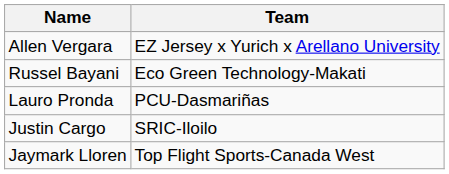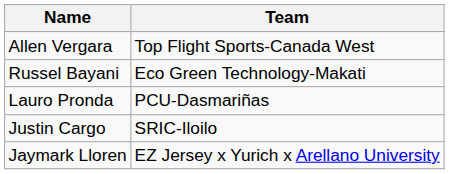(287, 45) EZ Jersey x Yurich x Arellano University -> (255, 45) Top Flight Sports-Canada West
(255, 155) Top Flight Sports-Canada West -> (287, 155) EZ Jersey x Yurich x Arellano University
